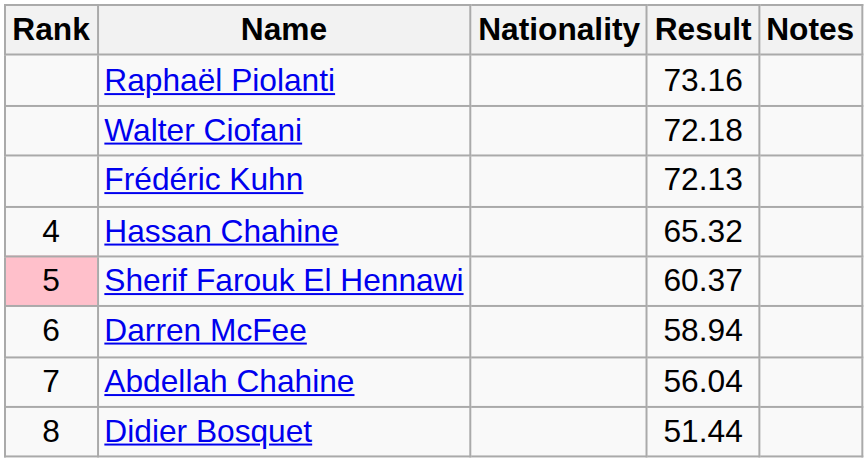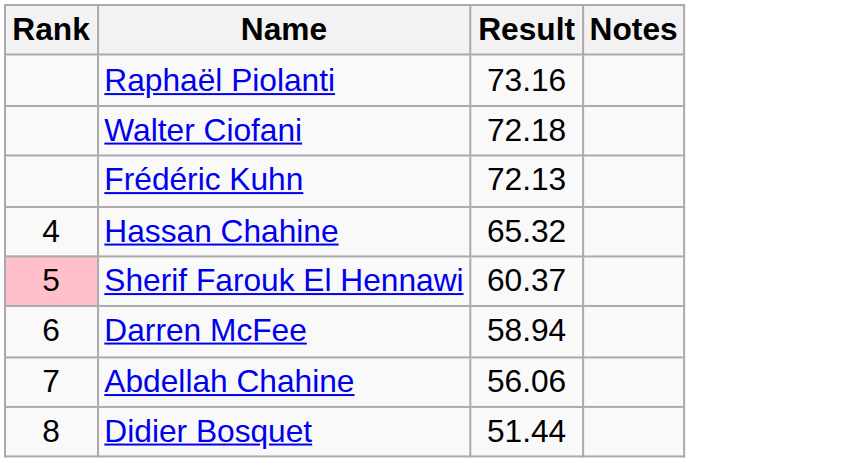- column: (559, 29)
(703, 381) 56.04 -> (527, 381) 56.06
